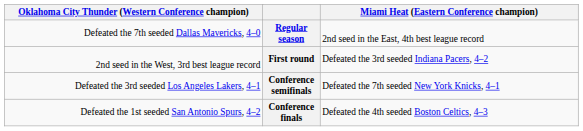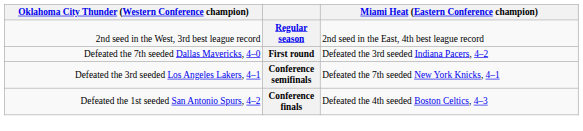(172, 33) Defeated the 7th seeded Dallas Mavericks, 4–0 -> (178, 39) 2nd seed in the West, 3rd best league record
(178, 65) 2nd seed in the West, 3rd best league record -> (172, 54) Defeated the 7th seeded Dallas Mavericks, 4–0
